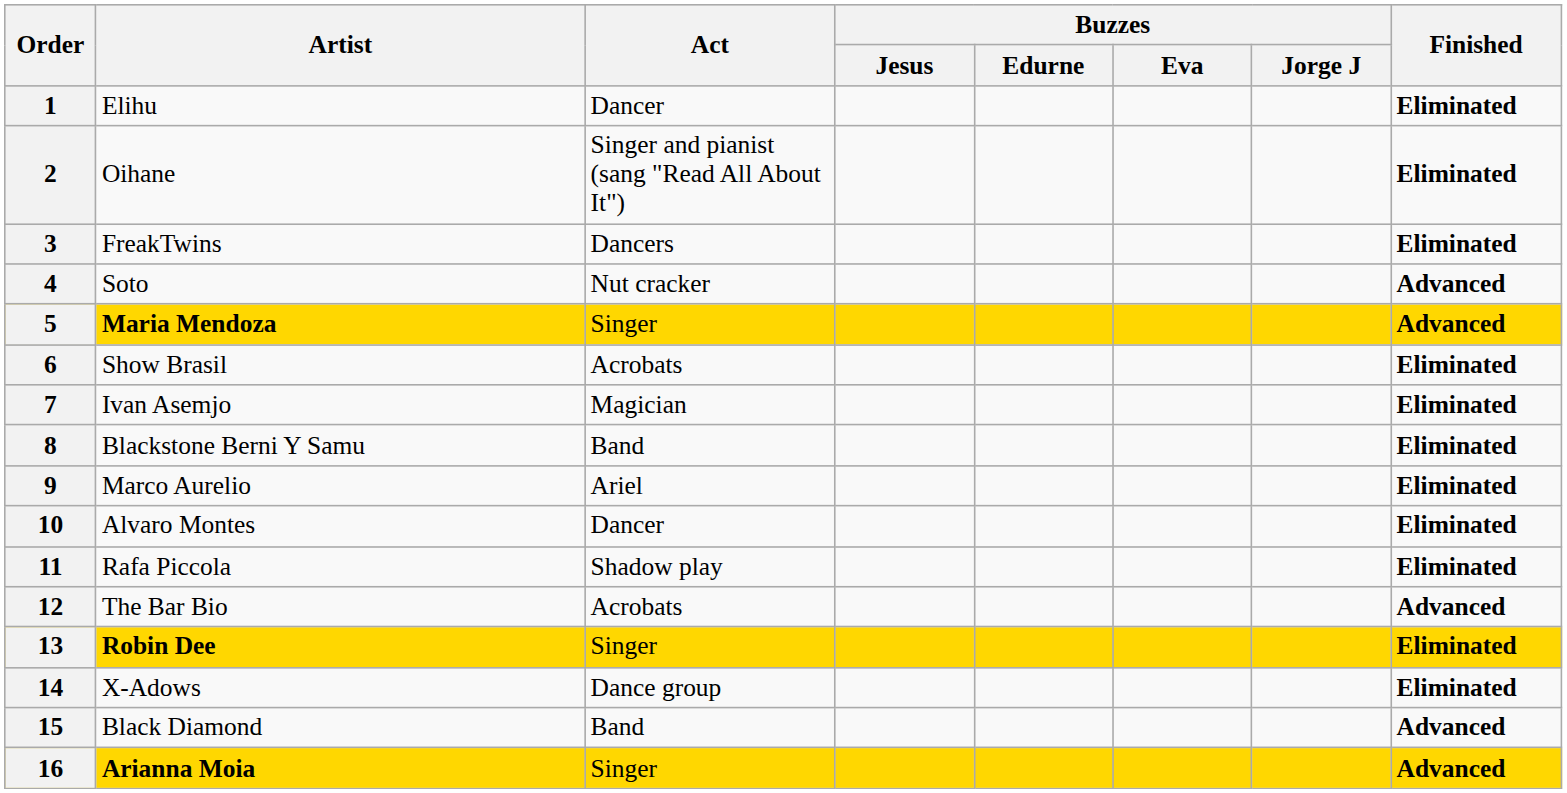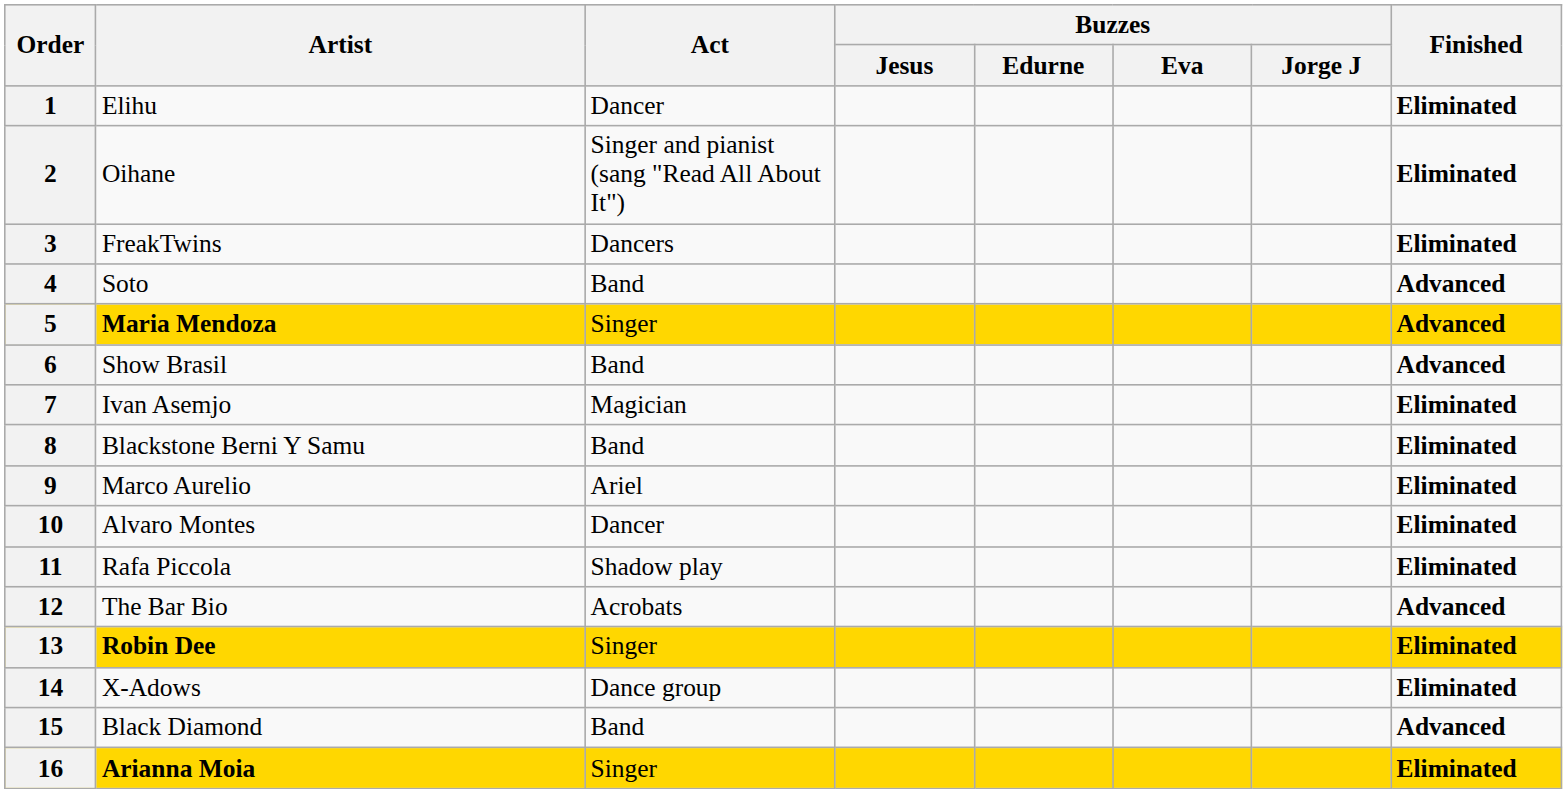(650, 283) Nut cracker -> (617, 283) Band
(637, 364) Acrobats -> (617, 364) Band
(1457, 364) Eliminated -> (1451, 364) Advanced
(1451, 767) Advanced -> (1457, 767) Eliminated
